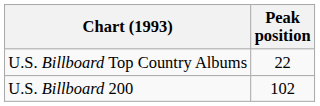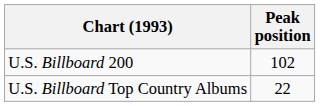rows swapped: (128, 62) <-> (71, 88)
